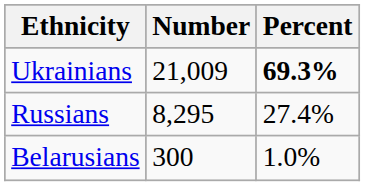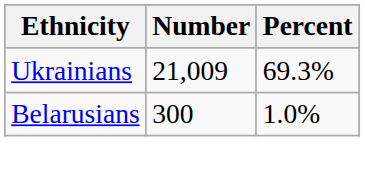(301, 69) bold -> (298, 69) normal
- row: (60, 113)
